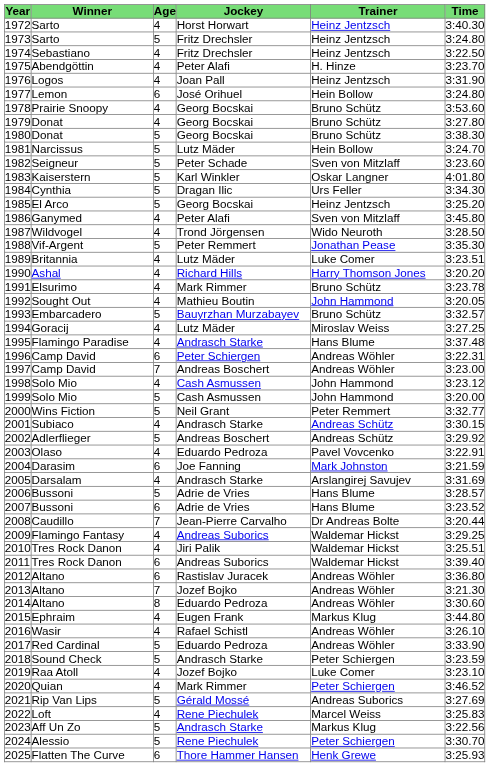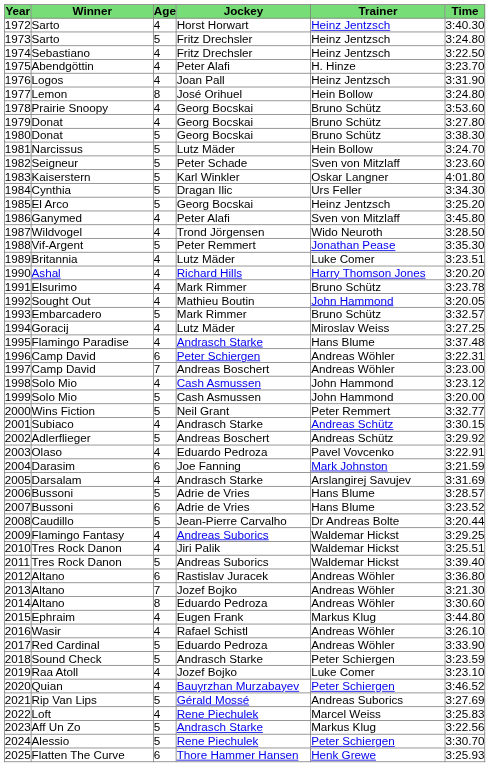(157, 94) 6 -> (157, 94) 8
(238, 314) Bauyrzhan Murzabayev -> (212, 314) Mark Rimmer
(157, 521) 7 -> (157, 521) 5
(157, 562) 6 -> (157, 562) 5
(212, 686) Mark Rimmer -> (238, 686) Bauyrzhan Murzabayev
